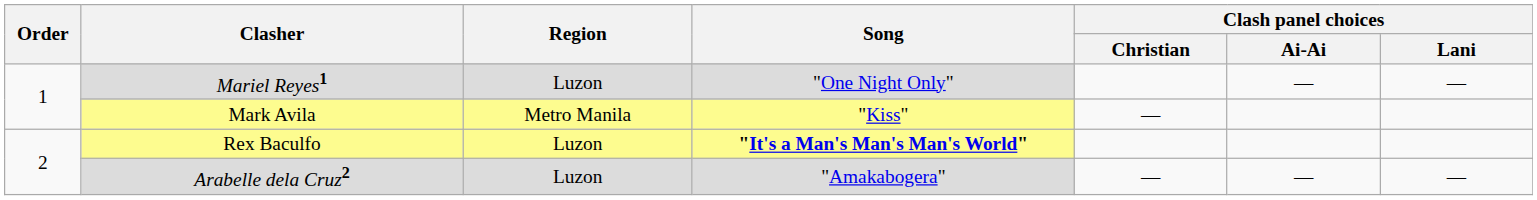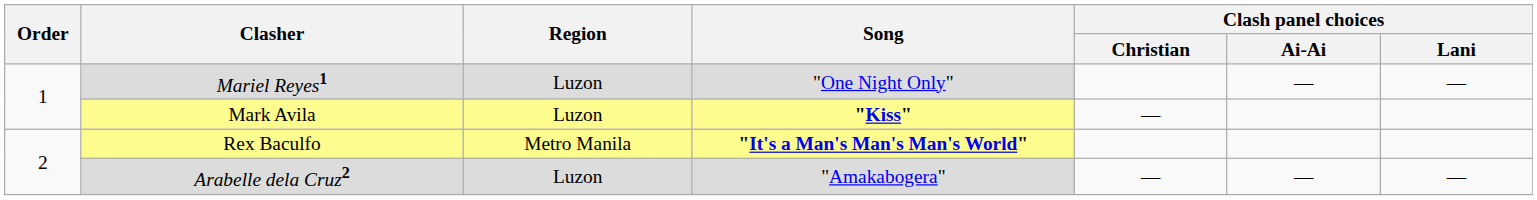(578, 114) Metro Manila -> (578, 114) Luzon
(883, 114) normal -> (883, 114) bold
(578, 144) Luzon -> (578, 144) Metro Manila
